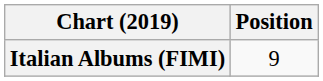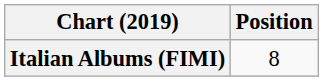(274, 57) 9 -> (274, 57) 8
